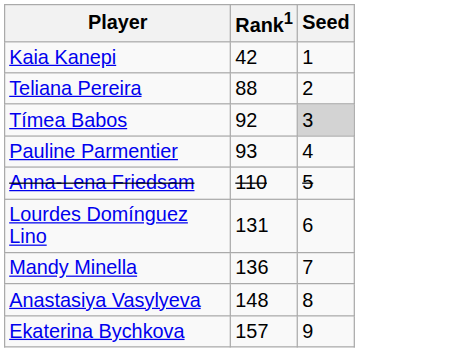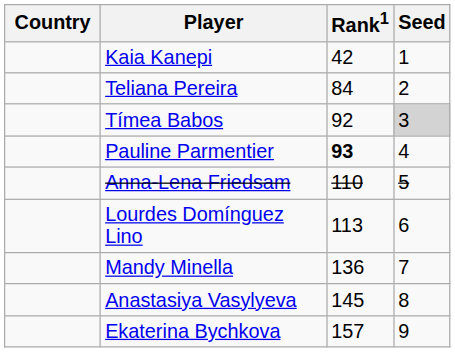+ column: (53, 22)
(246, 88) 88 -> (342, 88) 84
(246, 151) normal -> (342, 151) bold
(252, 225) 131 -> (347, 225) 113
(252, 299) 148 -> (348, 299) 145
